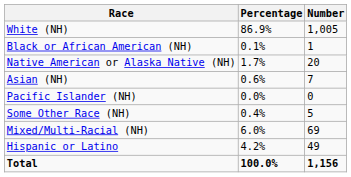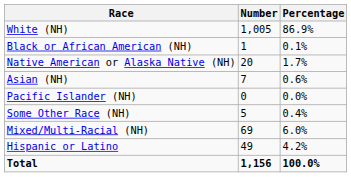columns swapped: (326, 13) <-> (271, 13)
